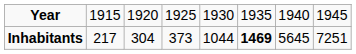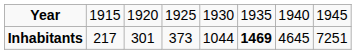(143, 37) 304 -> (143, 37) 301
(294, 37) 5645 -> (294, 37) 4645
